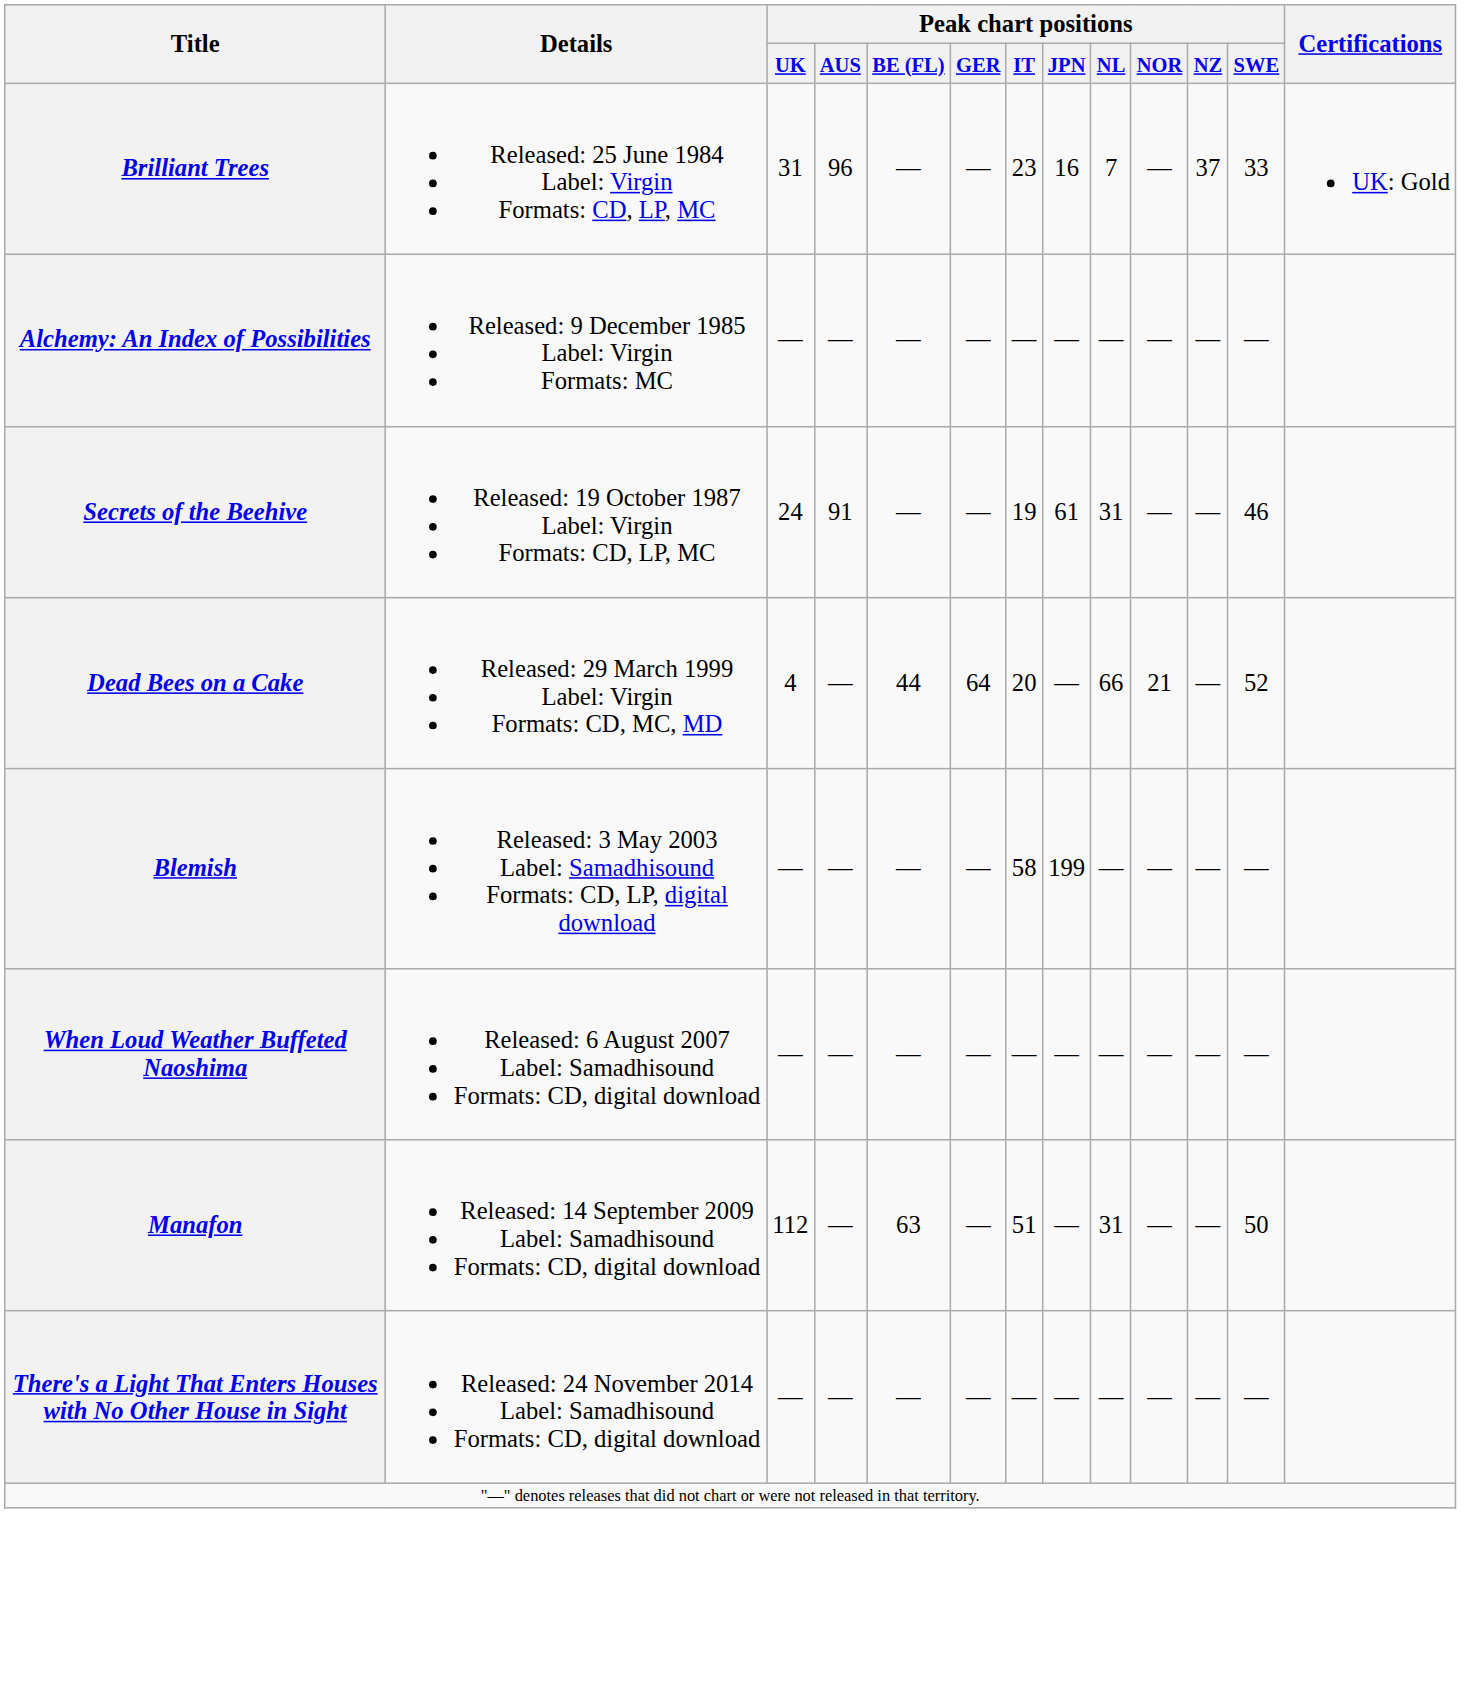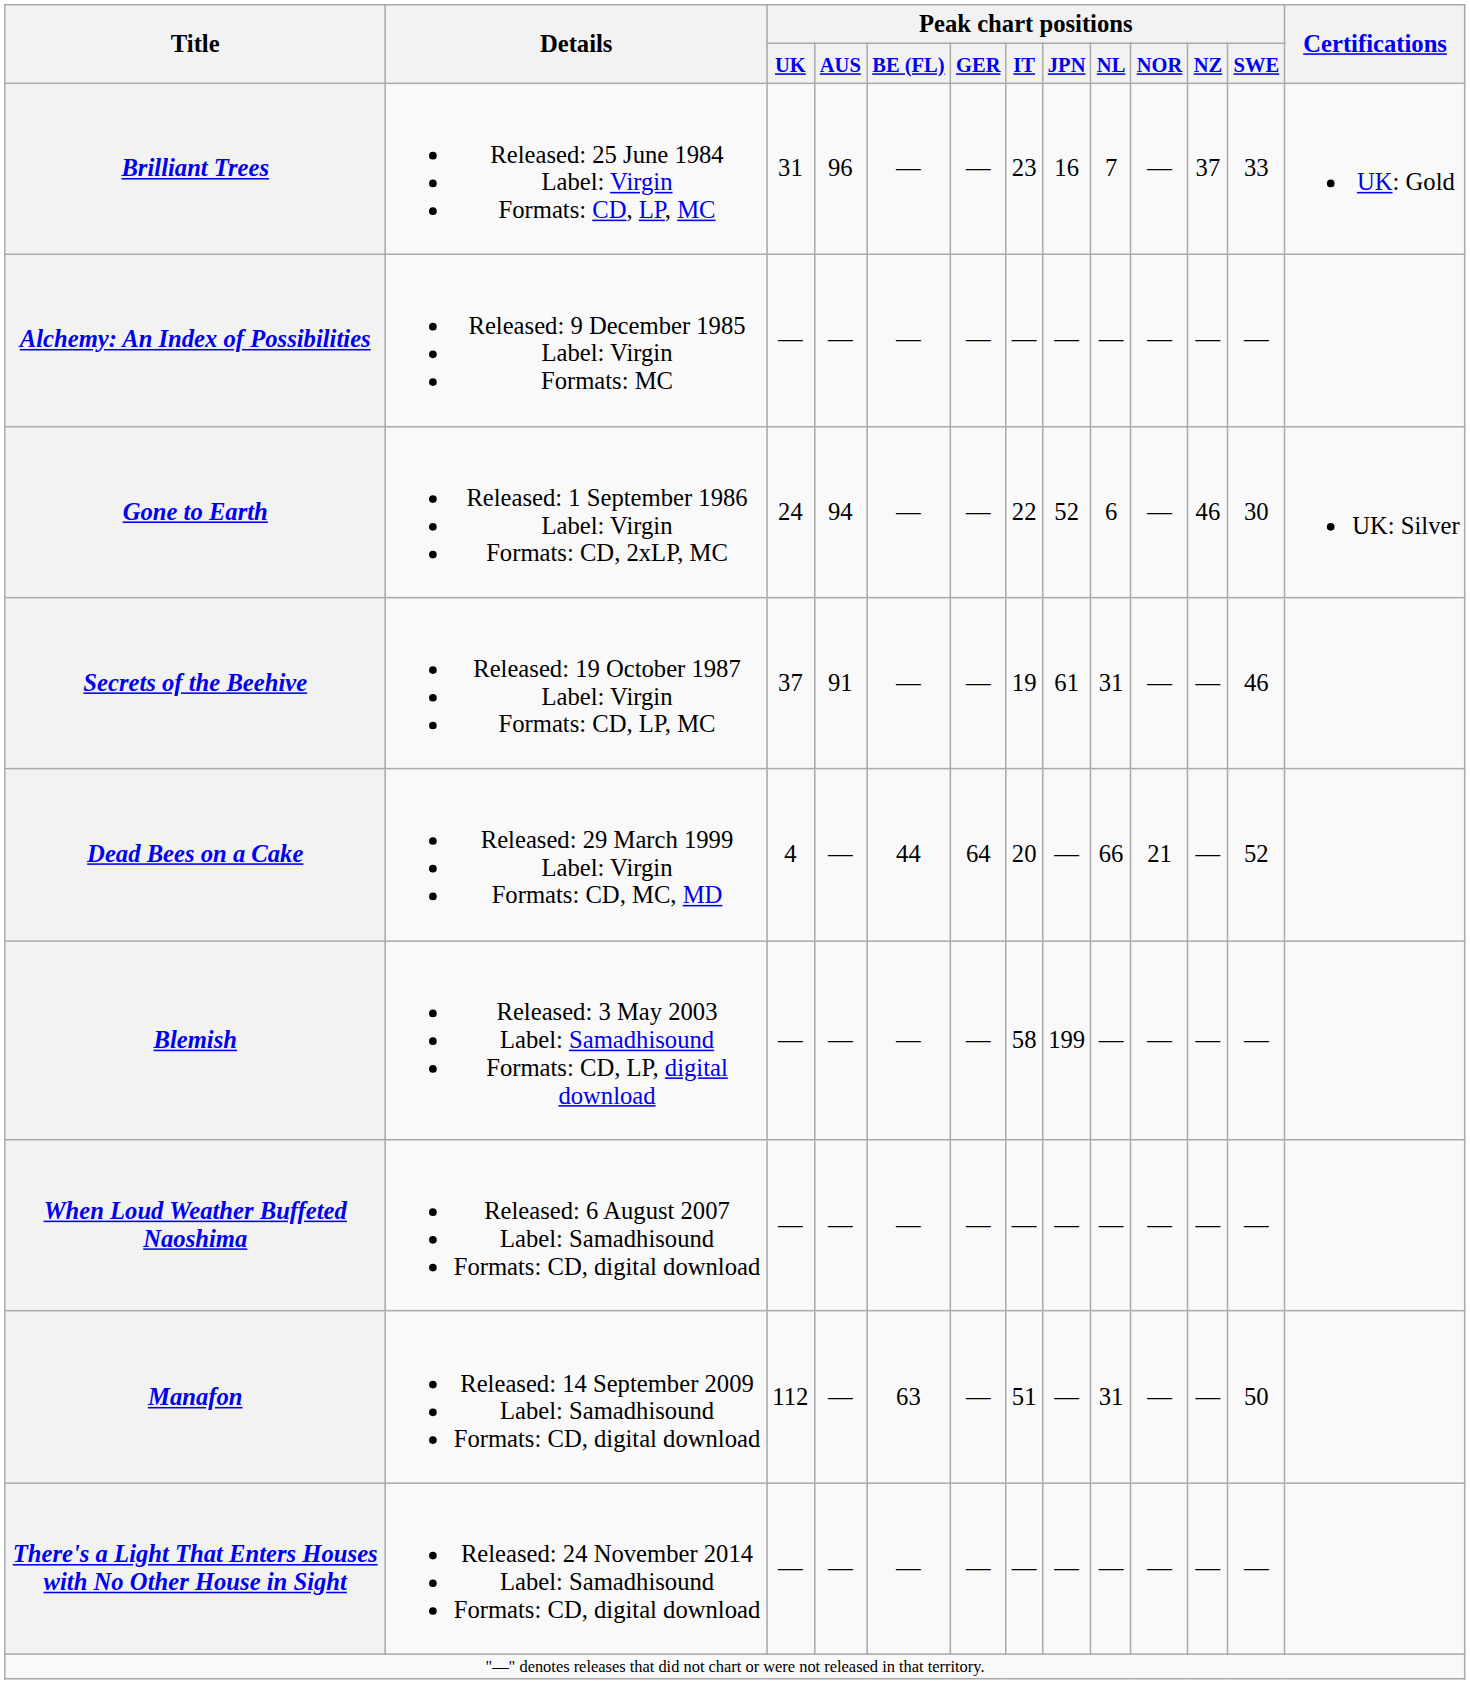+ row: (195, 511)
(790, 511) 24 -> (790, 682) 37
